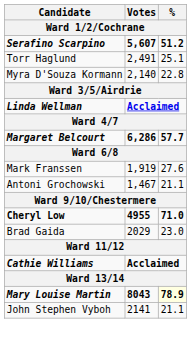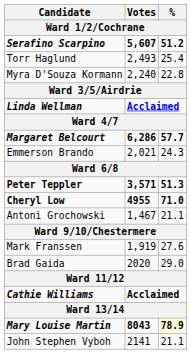(142, 59) 2,491 -> (142, 59) 2,493
(172, 59) 25.1 -> (172, 59) 25.4
(142, 75) 2,140 -> (142, 75) 2,240
+ row: (50, 153)
+ row: (44, 185)
rows swapped: (44, 169) <-> (36, 216)
(139, 232) 2029 -> (139, 263) 2020
(172, 232) 23.0 -> (172, 263) 29.0
